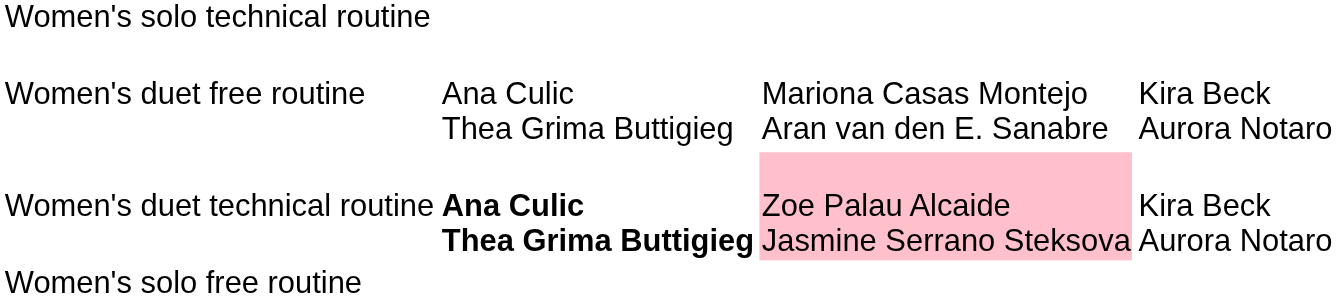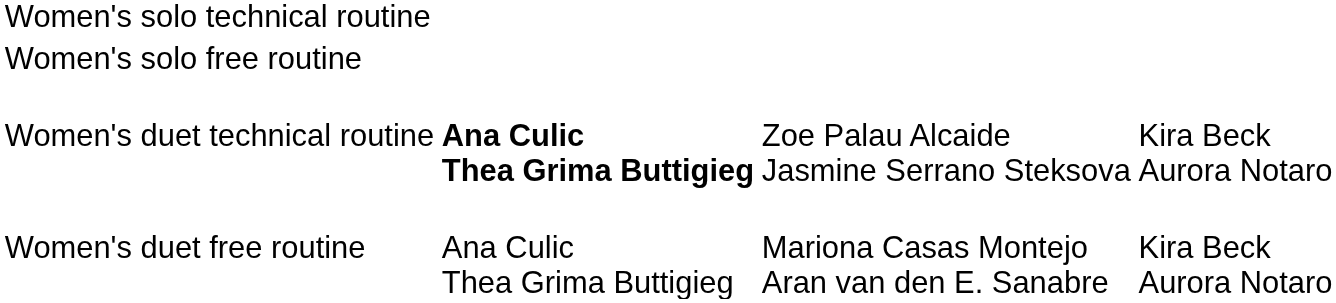rows swapped: (183, 283) <-> (185, 93)
(946, 223) pink background -> (946, 153) no background
